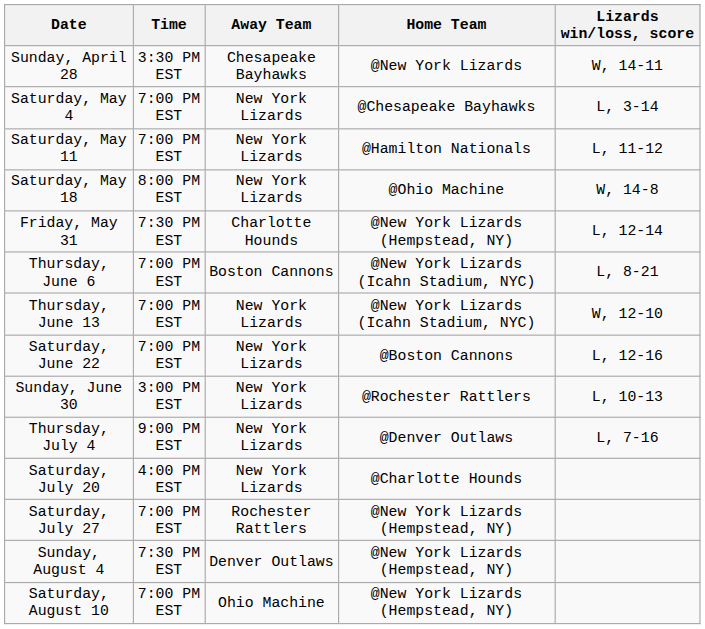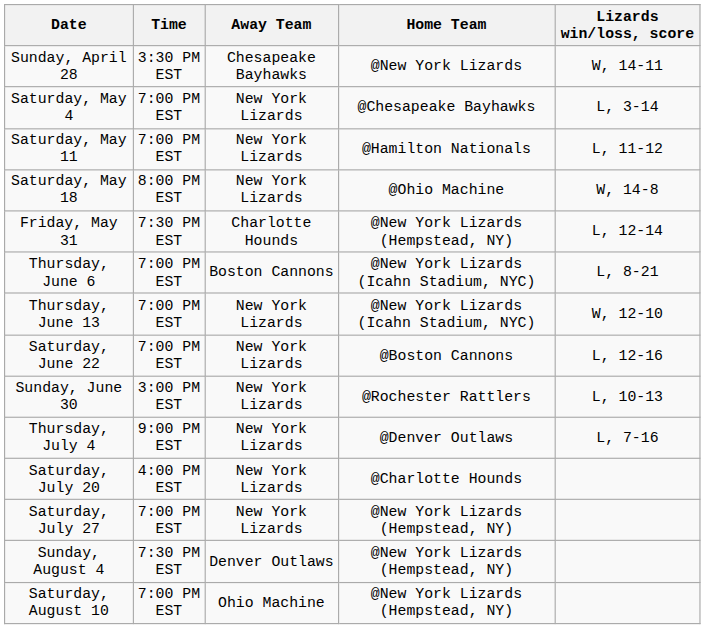(271, 520) Rochester Rattlers -> (271, 520) New York Lizards
